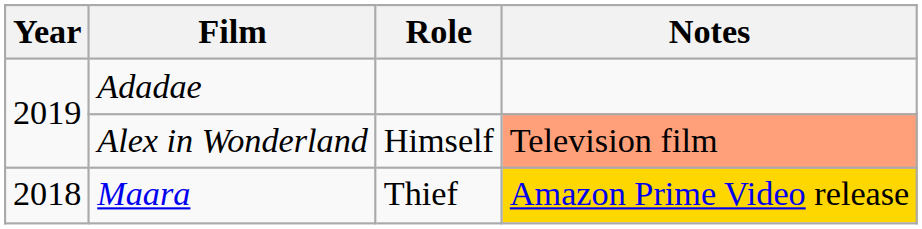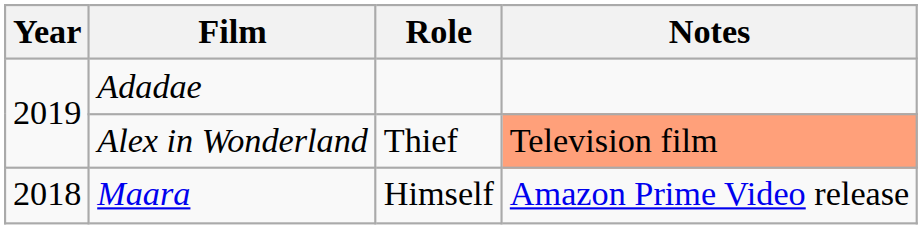(439, 140) Himself -> (421, 140) Thief
(421, 194) Thief -> (439, 194) Himself
(710, 194) gold background -> (710, 194) no background
